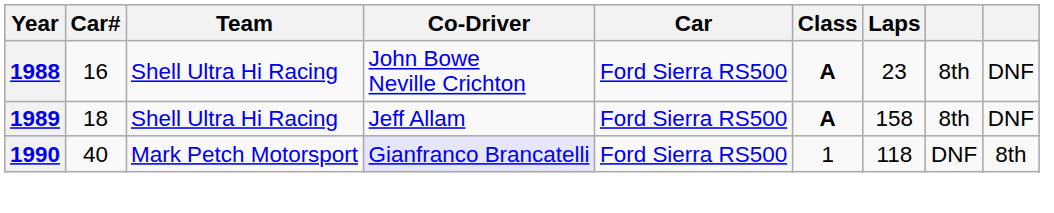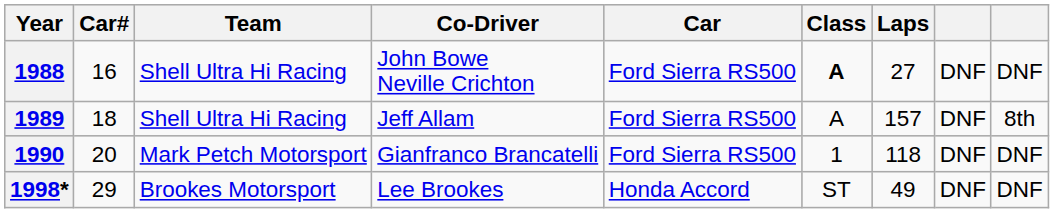(894, 71) 23 -> (903, 71) 27
(954, 71) 8th -> (963, 71) DNF
(828, 119) bold -> (836, 119) normal
(894, 119) 158 -> (903, 119) 157
(954, 119) 8th -> (963, 119) DNF
(1011, 119) DNF -> (1020, 119) 8th
(95, 154) 40 -> (104, 154) 20
(479, 154) lavender background -> (488, 154) no background
(1011, 154) 8th -> (1020, 154) DNF
+ row: (39, 190)
